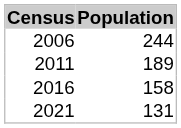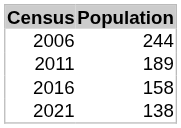(158, 111) 131 -> (158, 111) 138
